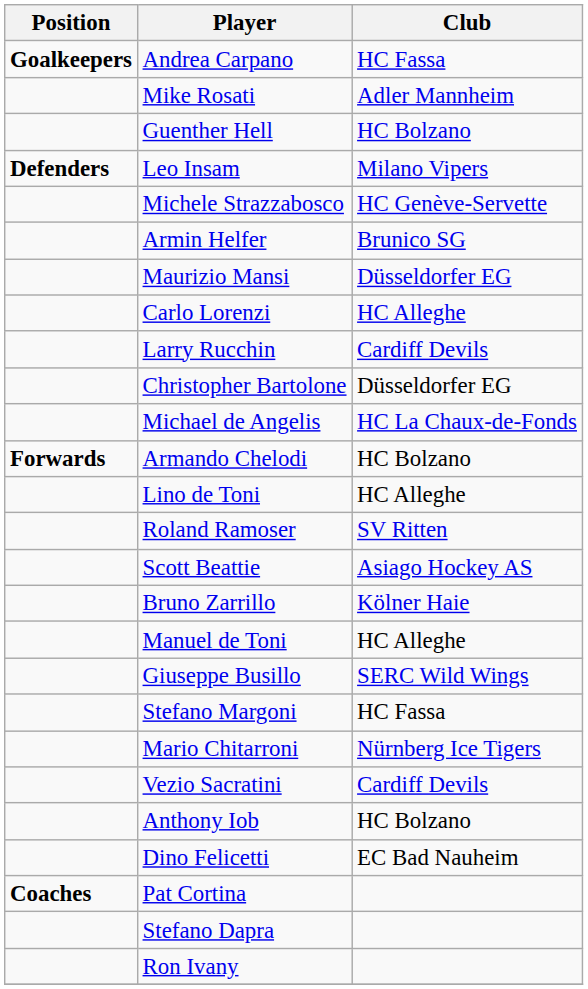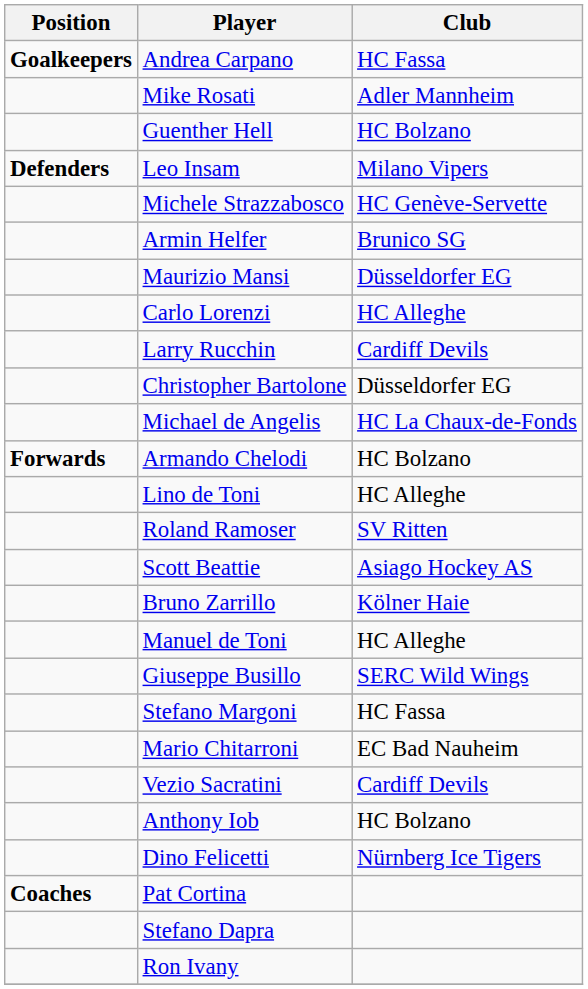(449, 748) Nürnberg Ice Tigers -> (438, 748) EC Bad Nauheim
(438, 857) EC Bad Nauheim -> (449, 857) Nürnberg Ice Tigers
